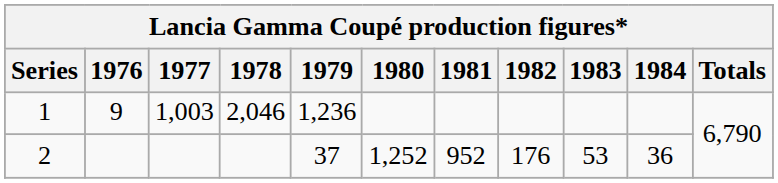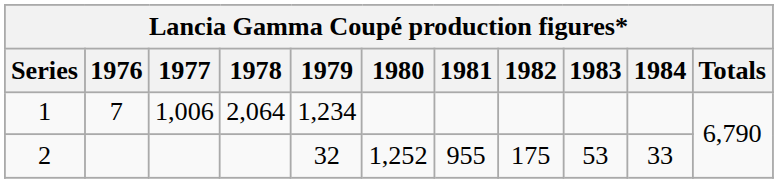(116, 112) 9 -> (116, 112) 7
(184, 112) 1,003 -> (184, 112) 1,006
(256, 112) 2,046 -> (256, 112) 2,064
(327, 112) 1,236 -> (327, 112) 1,234
(327, 156) 37 -> (327, 156) 32
(466, 156) 952 -> (466, 156) 955
(531, 156) 176 -> (531, 156) 175
(660, 156) 36 -> (660, 156) 33
